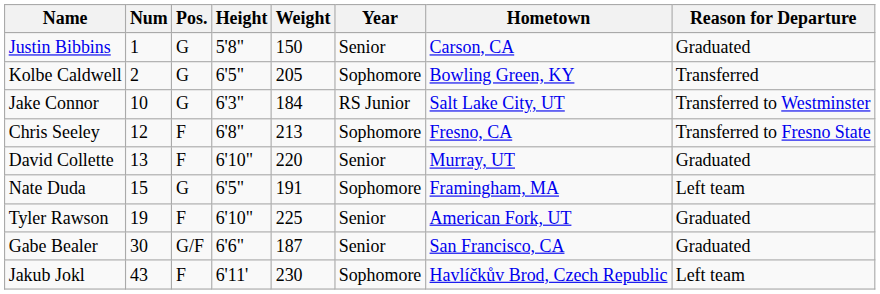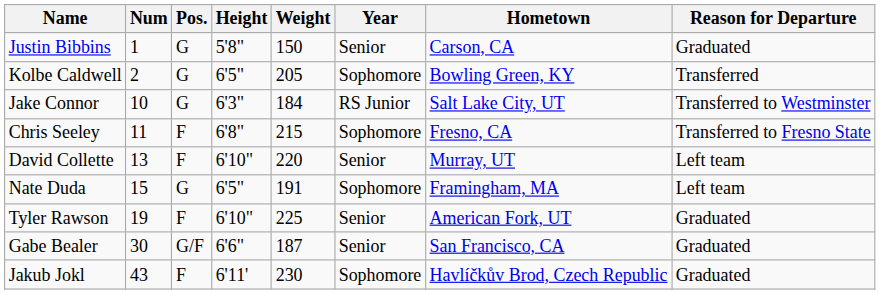(139, 132) 12 -> (139, 132) 11
(289, 132) 213 -> (289, 132) 215
(713, 160) Graduated -> (710, 160) Left team
(710, 274) Left team -> (713, 274) Graduated
